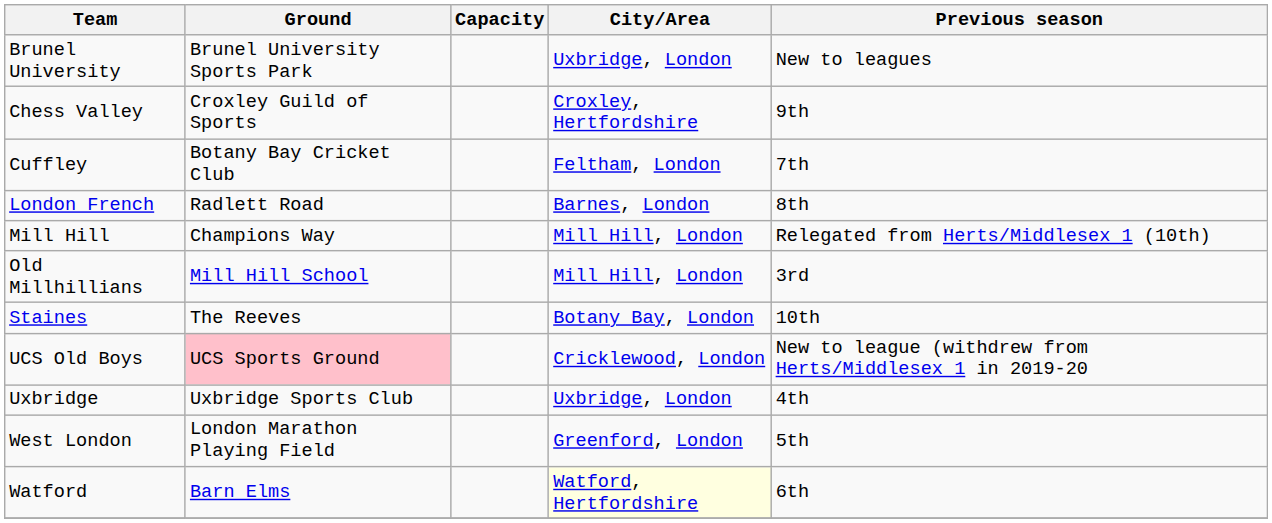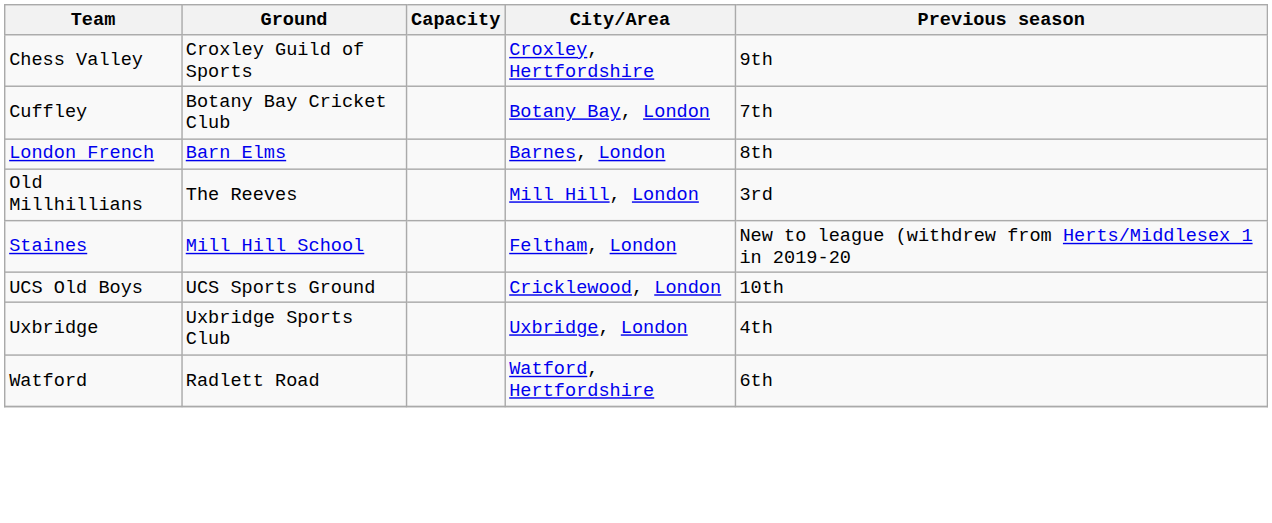- row: (65, 61)
(637, 164) Feltham, London -> (610, 113) Botany Bay, London
(257, 205) Radlett Road -> (236, 154) Barn Elms
- row: (59, 236)
(279, 277) Mill Hill School -> (242, 195) The Reeves
(246, 318) The Reeves -> (275, 246) Mill Hill School
(654, 318) Botany Bay, London -> (593, 246) Feltham, London
(798, 318) 10th -> (996, 246) New to league (withdrew from Herts/Middlesex 1 in 2019-20
(285, 359) pink background -> (281, 287) no background
(932, 359) New to league (withdrew from Herts/Middlesex 1 in 2019-20 -> (762, 287) 10th
- row: (71, 441)
(240, 493) Barn Elms -> (253, 380) Radlett Road
(626, 493) lightyellow background -> (582, 380) no background
